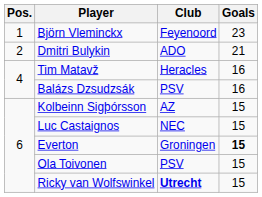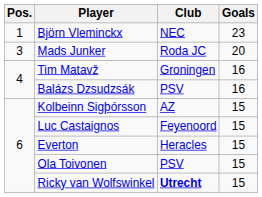(188, 32) Feyenoord -> (172, 32) NEC
- row: (74, 51)
+ row: (71, 51)
(183, 70) Heracles -> (188, 70) Groningen
(172, 126) NEC -> (188, 126) Feyenoord
(188, 145) Groningen -> (183, 145) Heracles
(238, 145) bold -> (238, 145) normal
